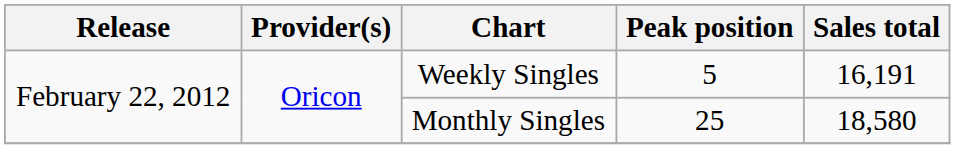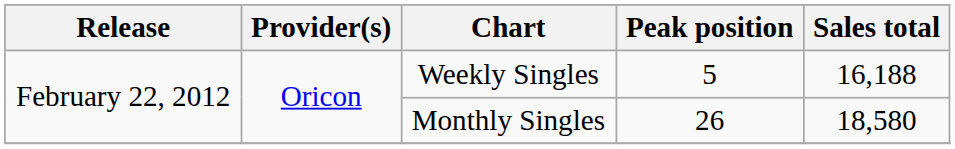(877, 73) 16,191 -> (877, 73) 16,188
(710, 119) 25 -> (710, 119) 26
